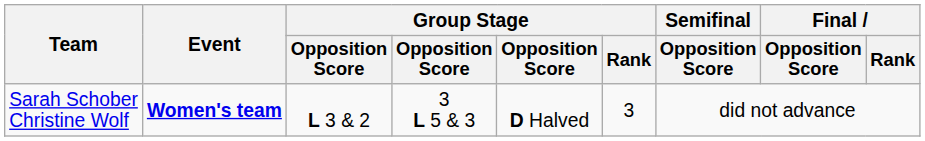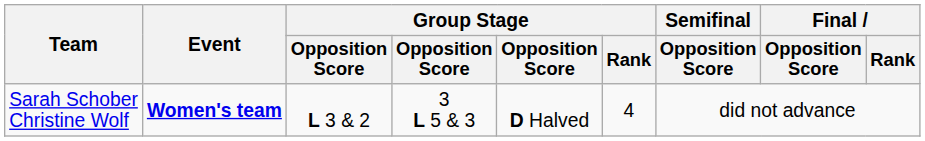(629, 110) 3 -> (629, 110) 4
